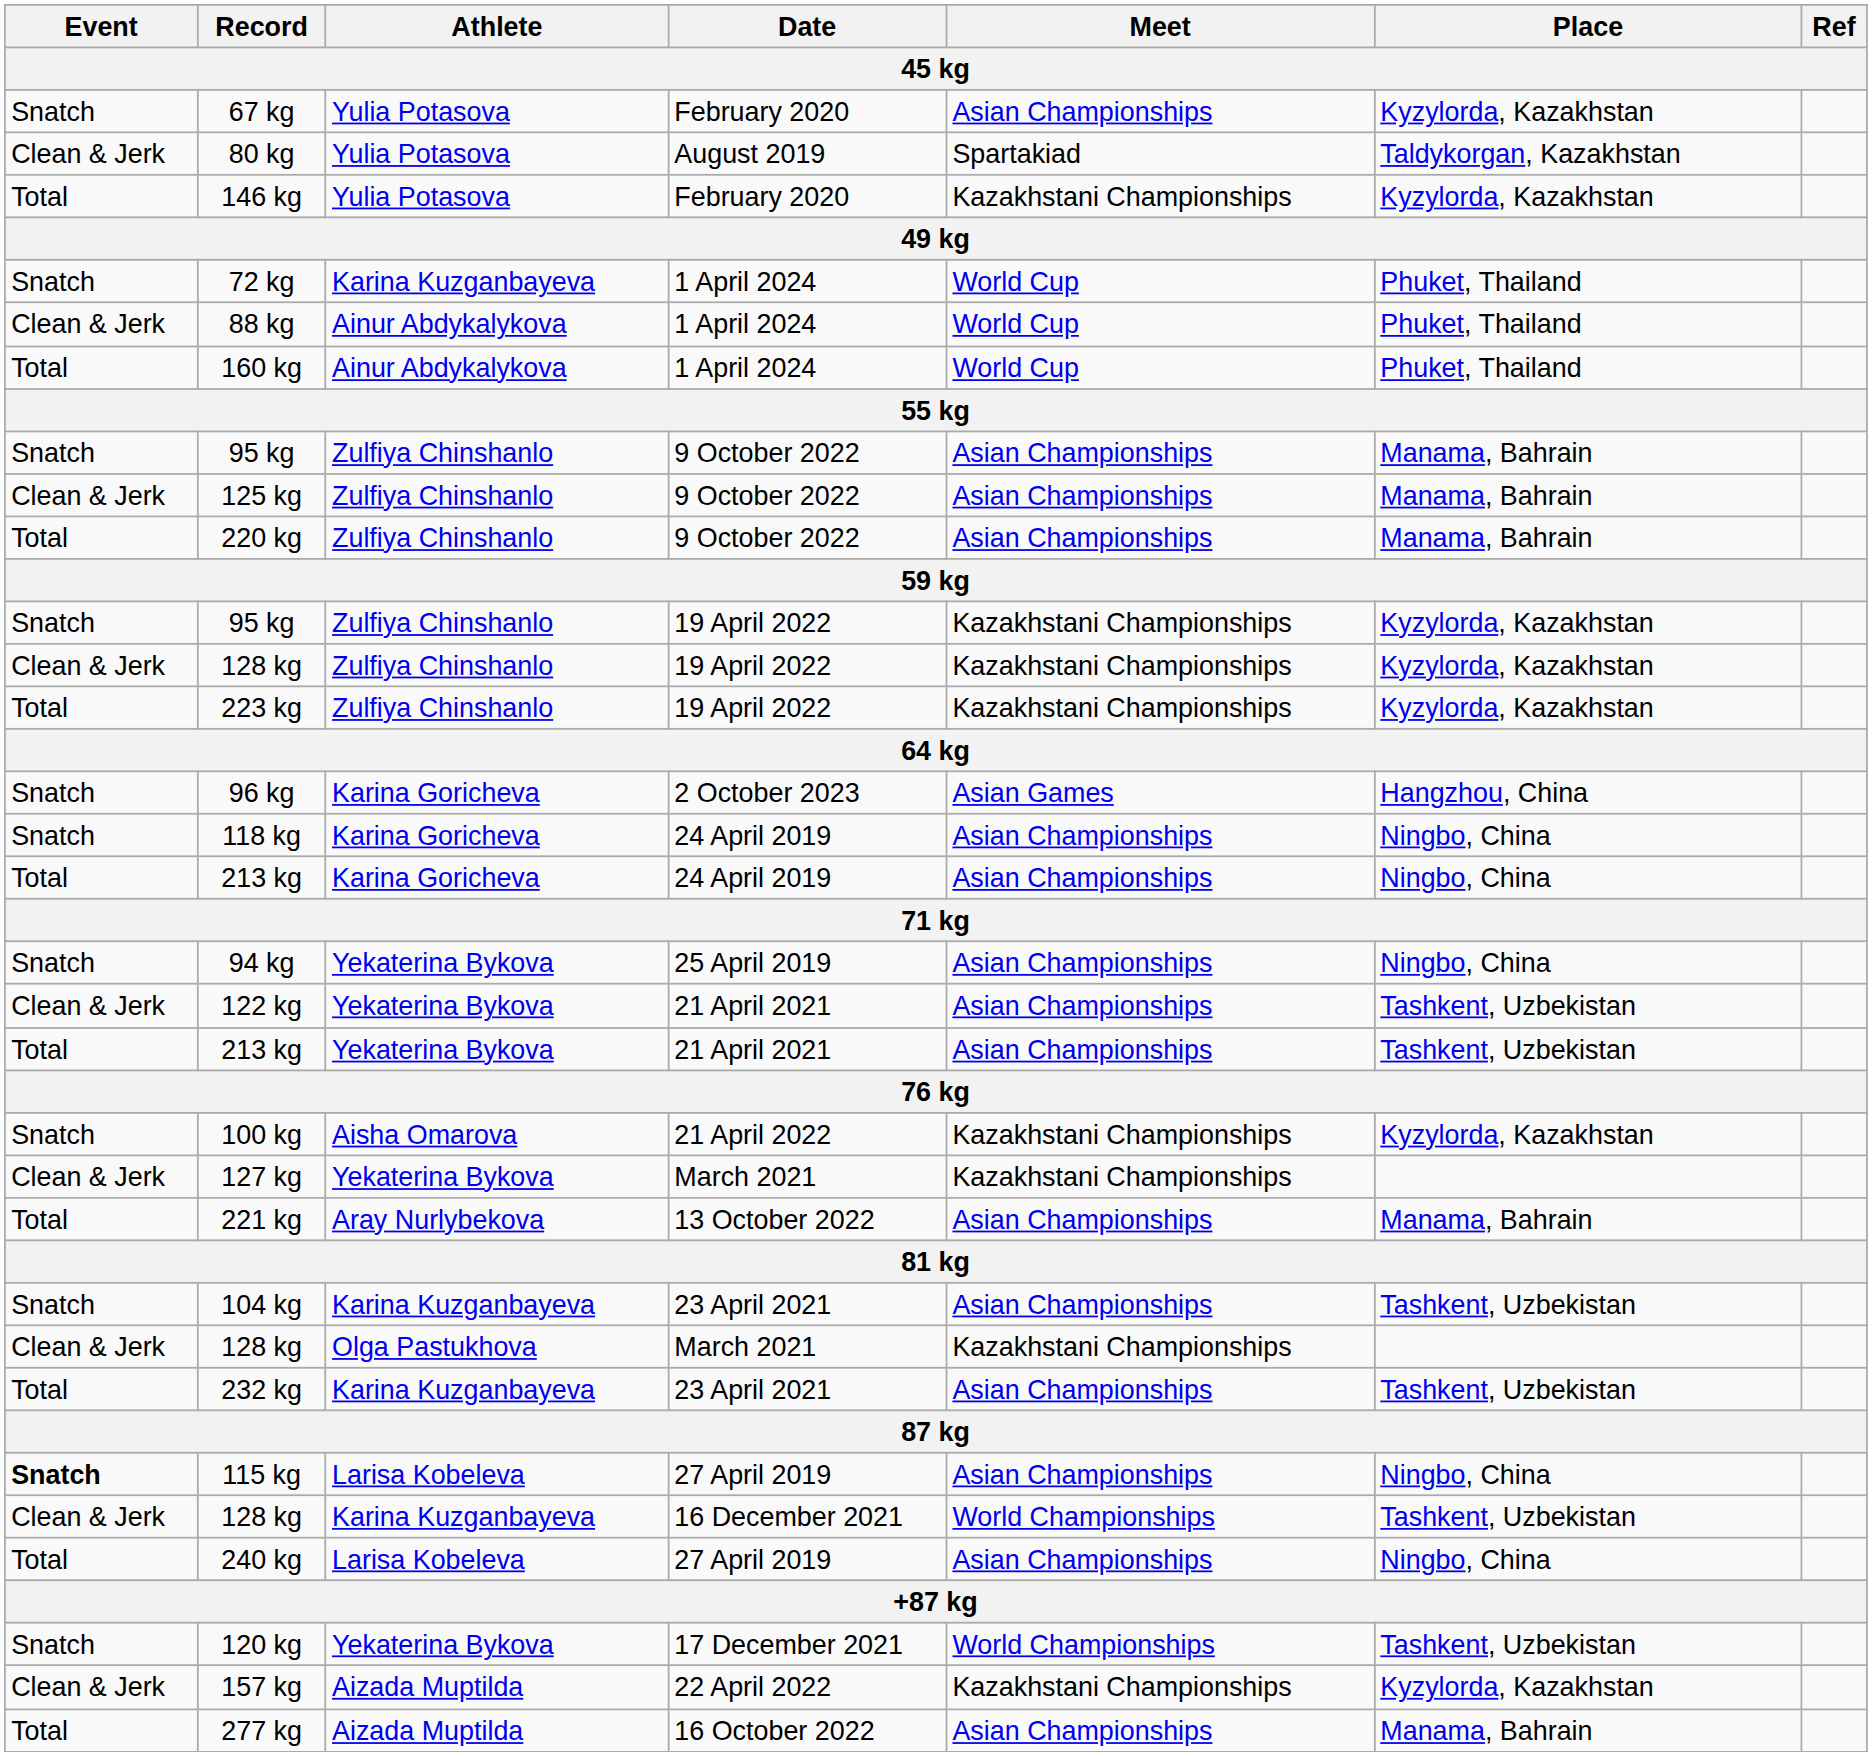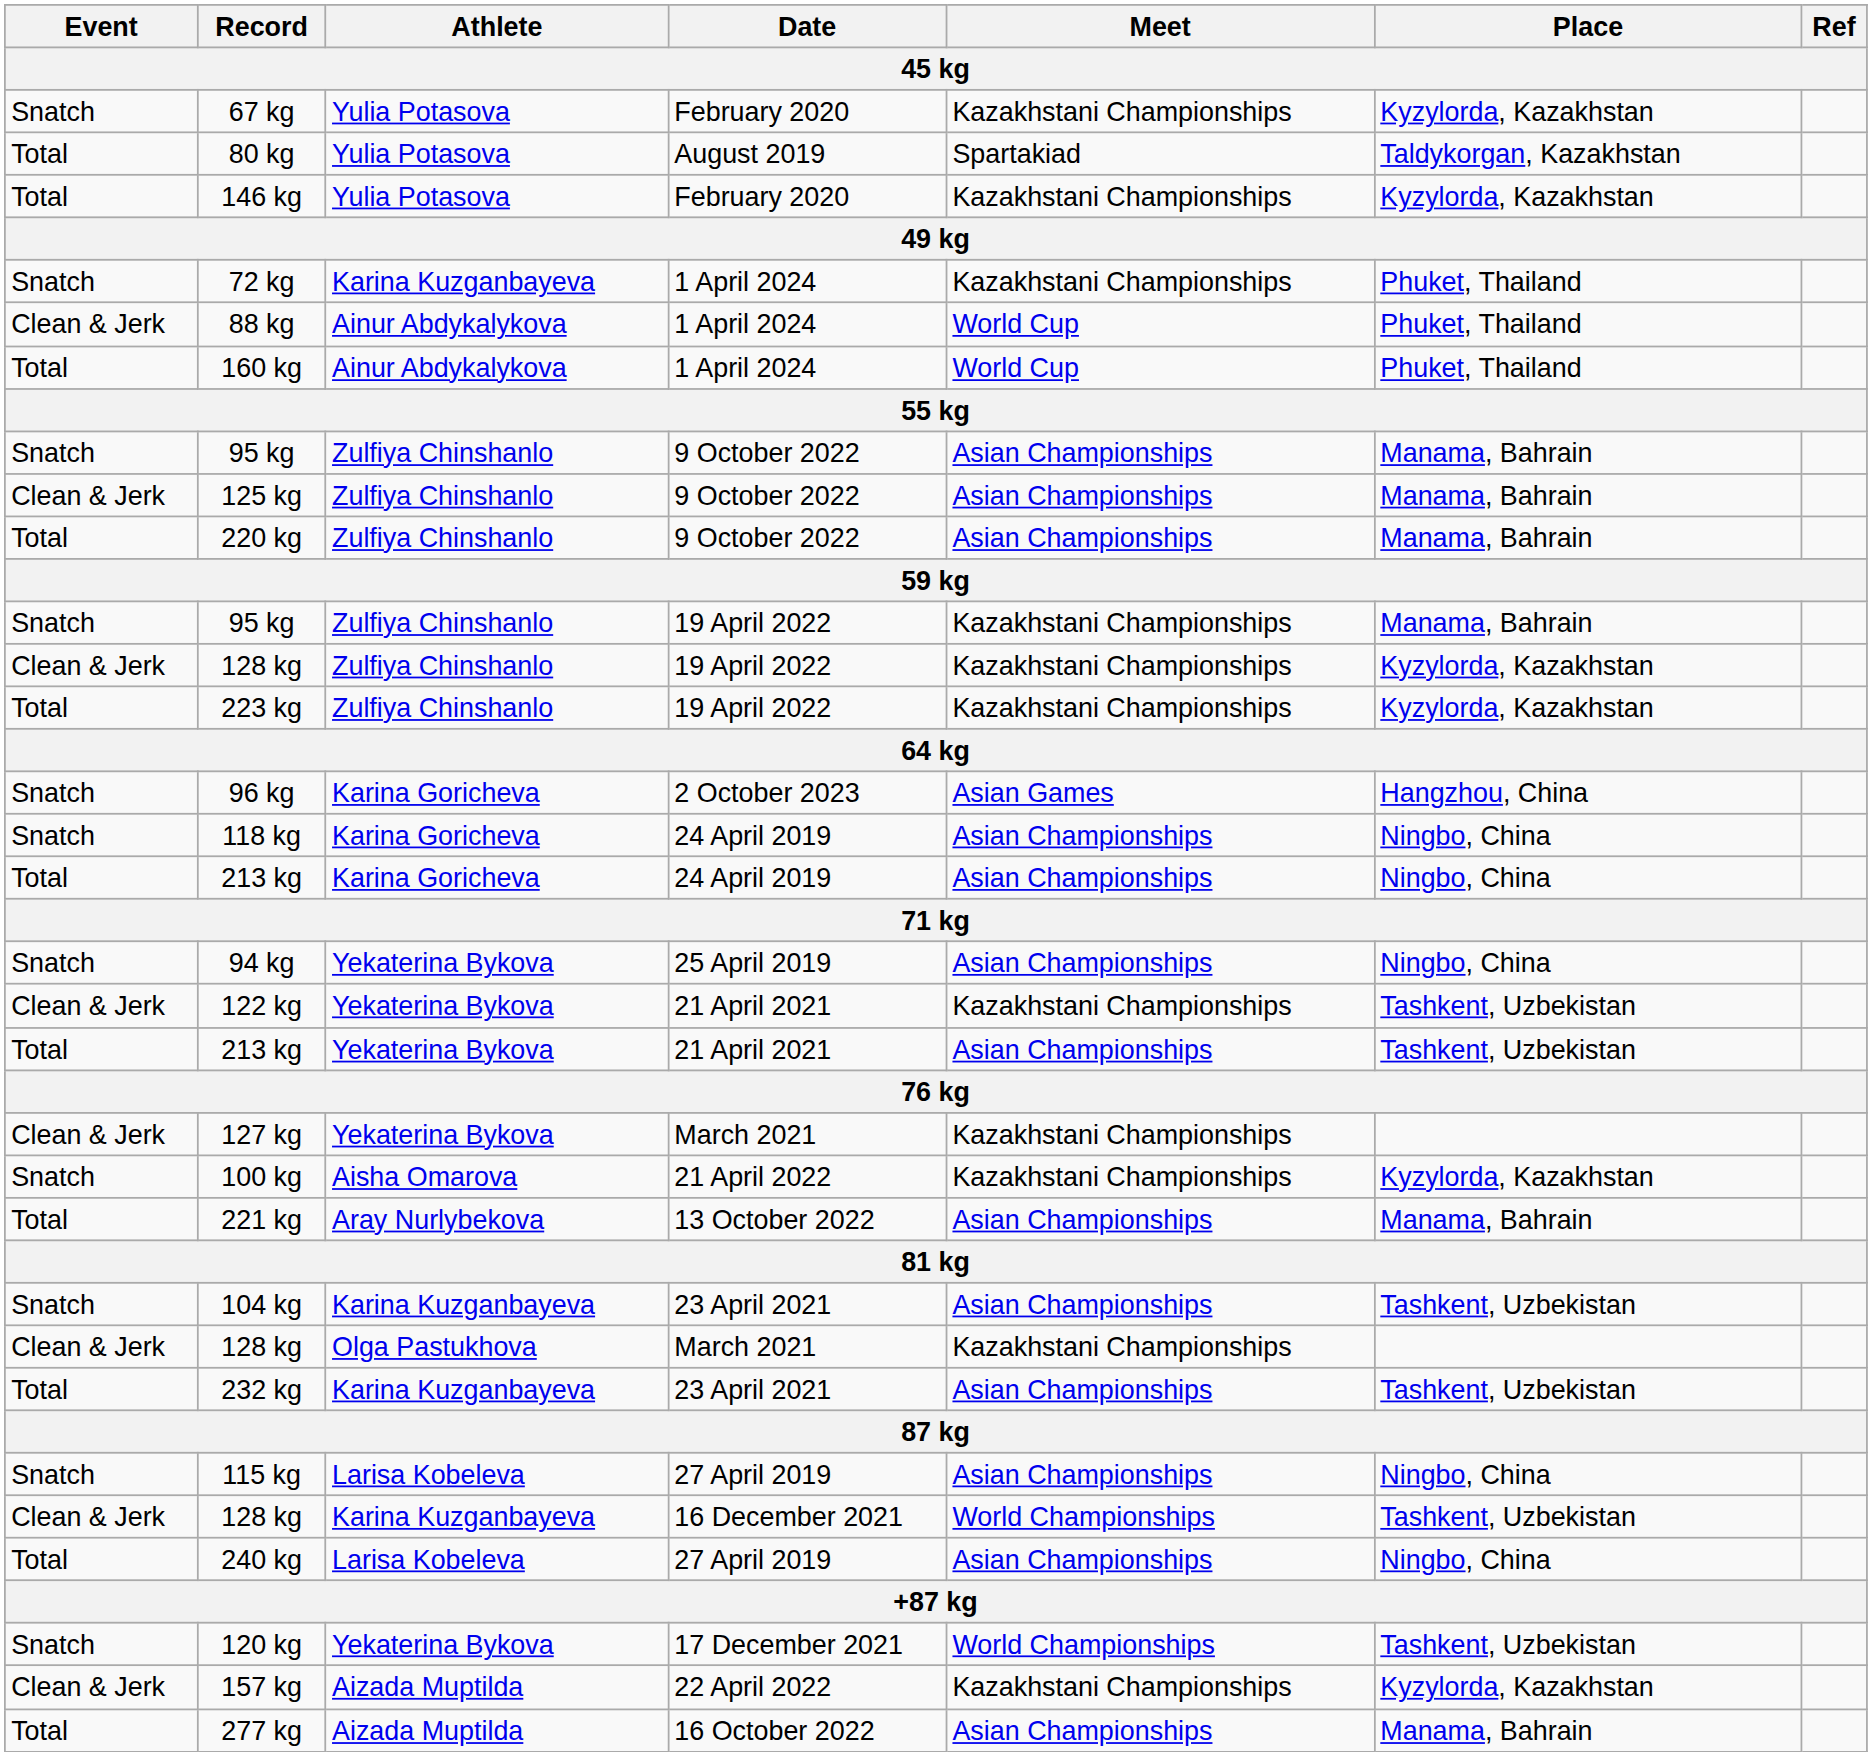(1082, 112) Asian Championships -> (1122, 112) Kazakhstani Championships
(88, 154) Clean & Jerk -> (40, 154) Total
(1016, 282) World Cup -> (1122, 282) Kazakhstani Championships
(1517, 623) Kyzylorda, Kazakhstan -> (1486, 623) Manama, Bahrain
(1082, 1006) Asian Championships -> (1122, 1006) Kazakhstani Championships
rows swapped: (262, 1134) <-> (262, 1176)
(56, 1474) bold -> (53, 1474) normal
